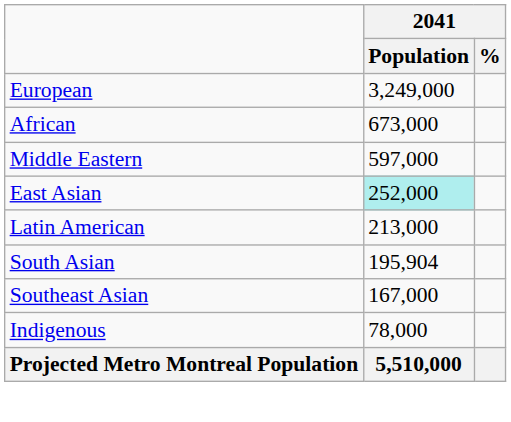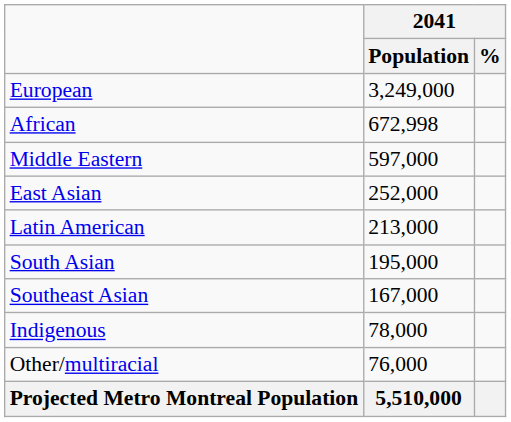(403, 124) 673,000 -> (403, 124) 672,998
(403, 192) paleturquoise background -> (403, 192) no background
(403, 261) 195,904 -> (403, 261) 195,000
+ row: (84, 364)
